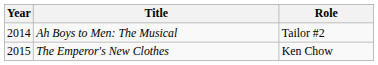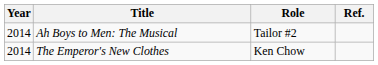+ column: (354, 13)
(19, 51) 2015 -> (19, 51) 2014
